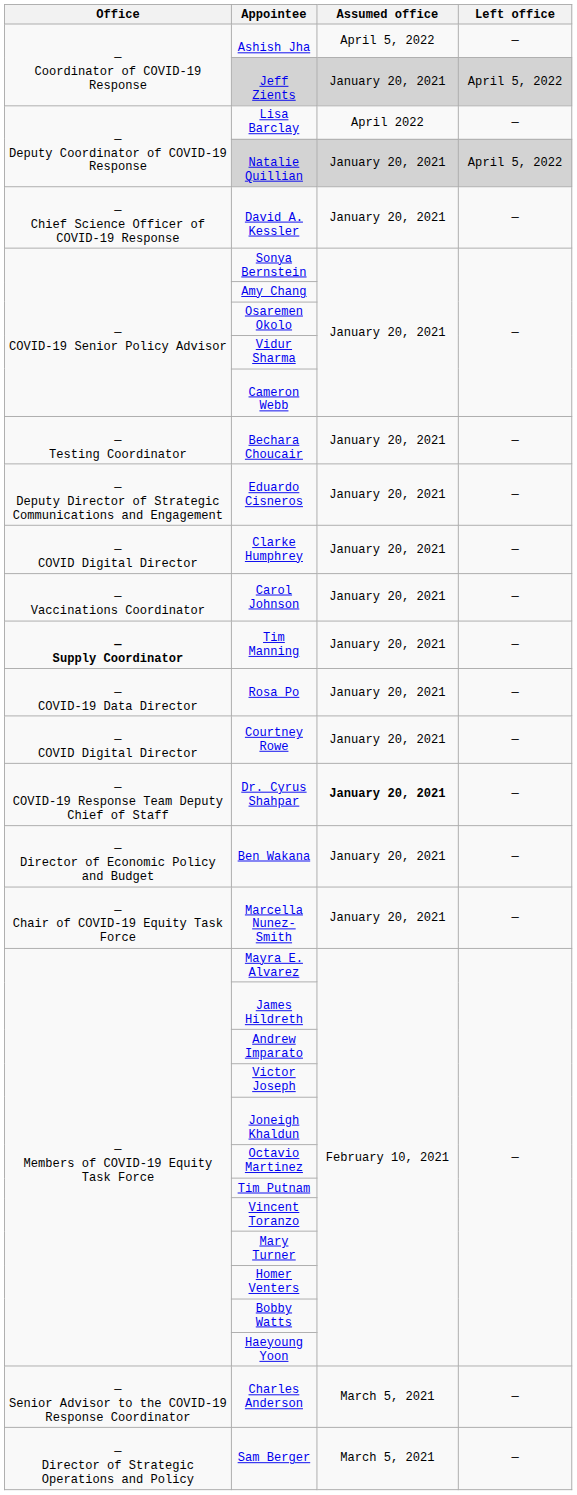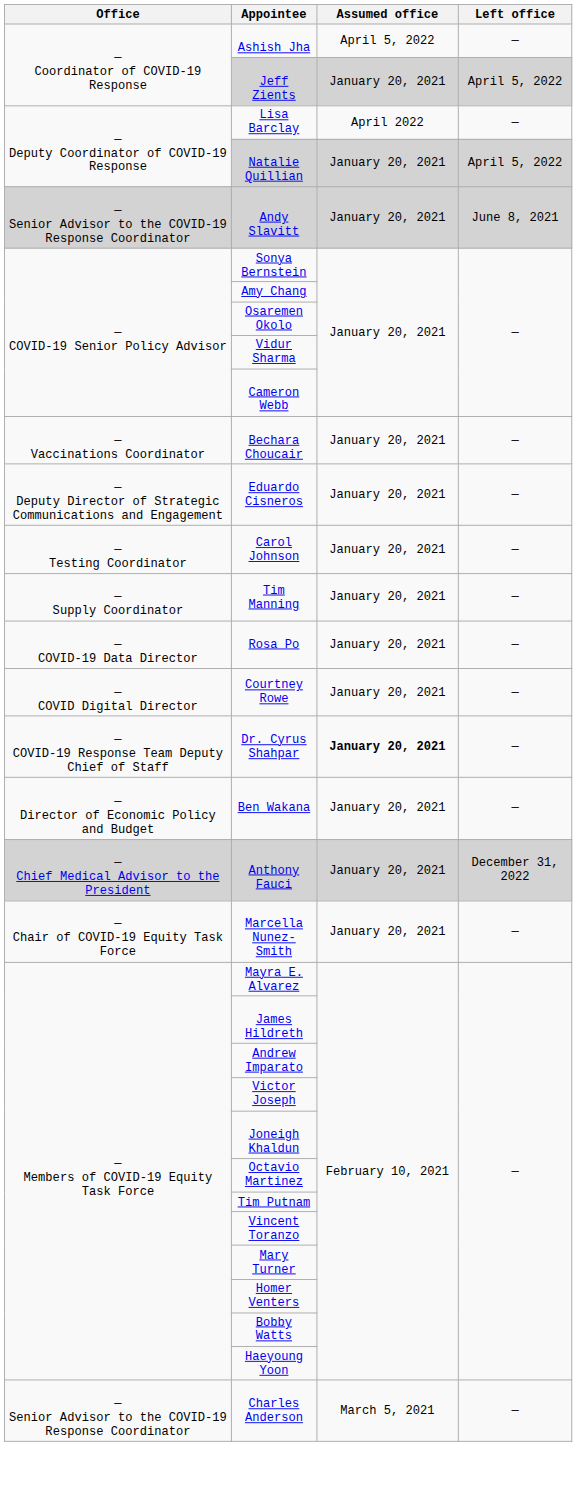- row: (274, 224)
+ row: (274, 224)
(118, 447) — Testing Coordinator -> (118, 447) — Vaccinations Coordinator
- row: (274, 549)
(118, 604) — Vaccinations Coordinator -> (118, 556) — Testing Coordinator
(118, 652) bold -> (118, 604) normal
+ row: (274, 877)
- row: (274, 1458)
